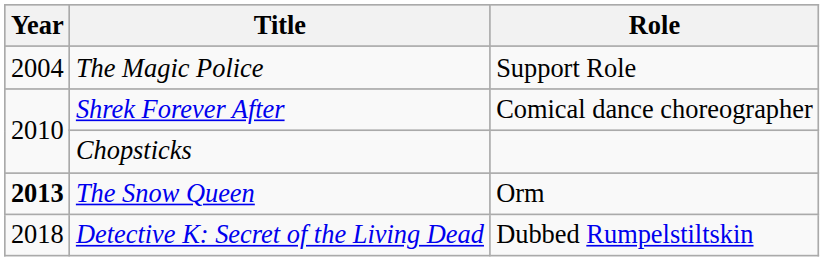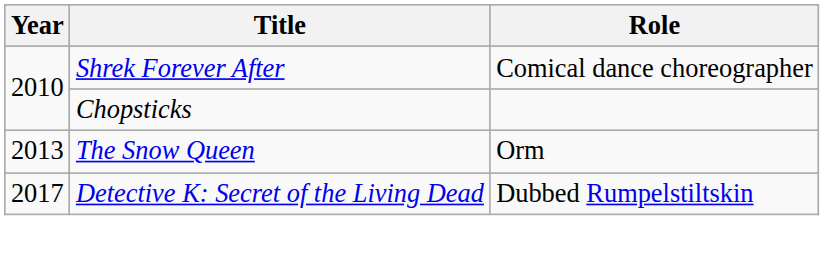- row: (170, 67)
(37, 192) bold -> (37, 151) normal
(37, 234) 2018 -> (37, 192) 2017
